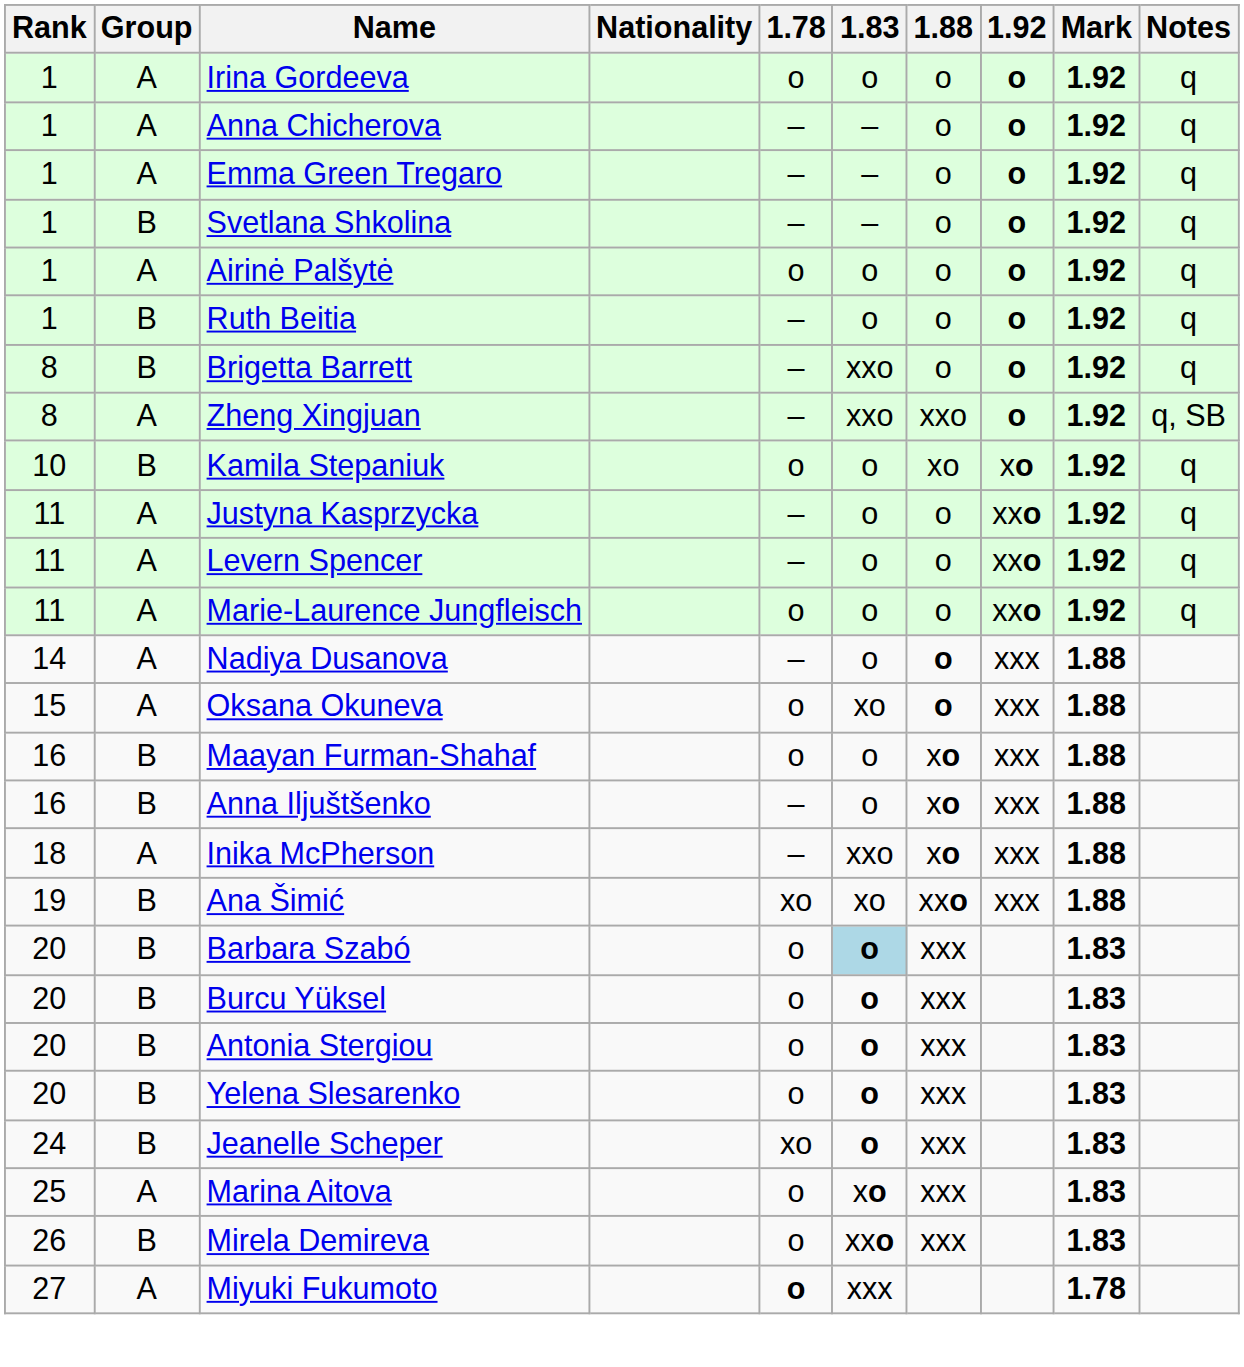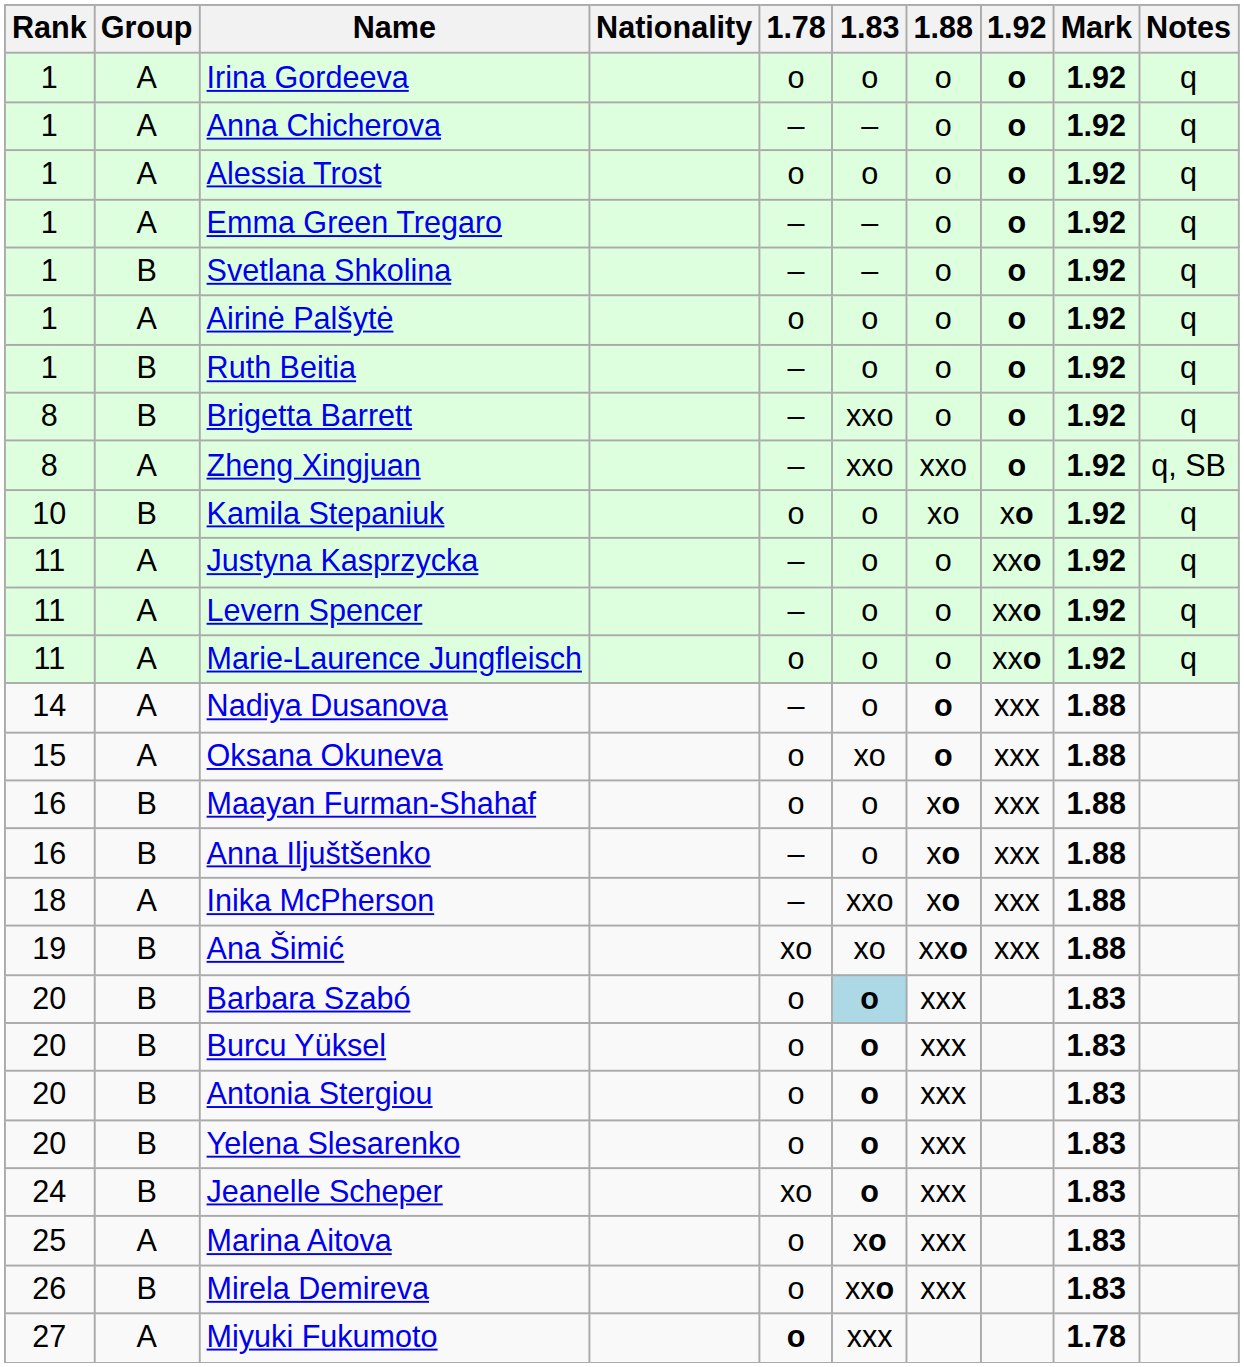+ row: (294, 174)
